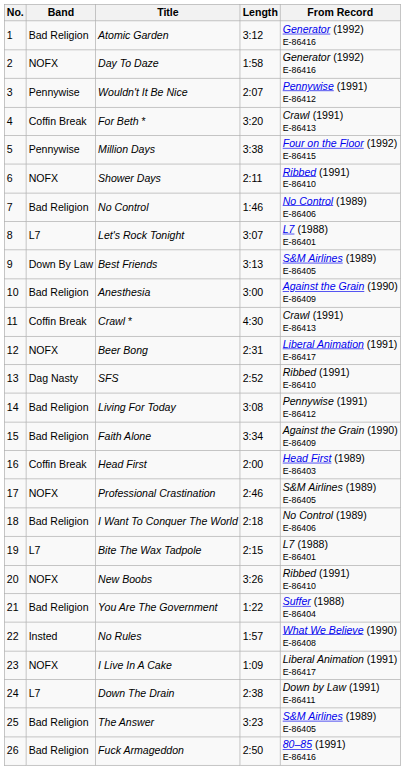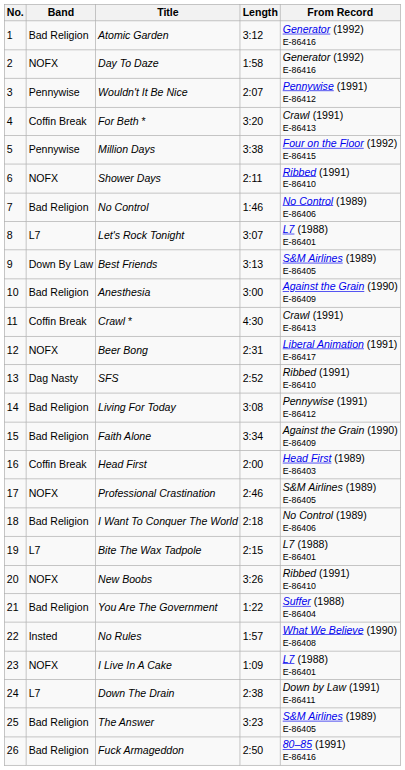(340, 665) Liberal Animation (1991) E-86417 -> (305, 665) L7 (1988) E-86401
